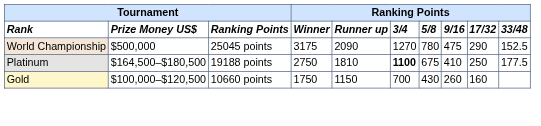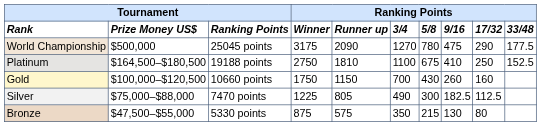(514, 46) 152.5 -> (520, 46) 177.5
(404, 63) bold -> (404, 63) normal
(514, 63) 177.5 -> (520, 63) 152.5
+ row: (20, 96)
+ row: (24, 113)
